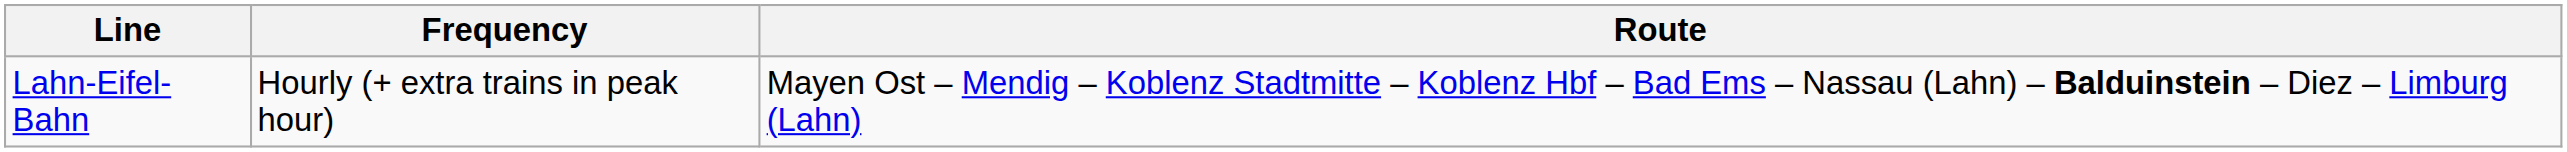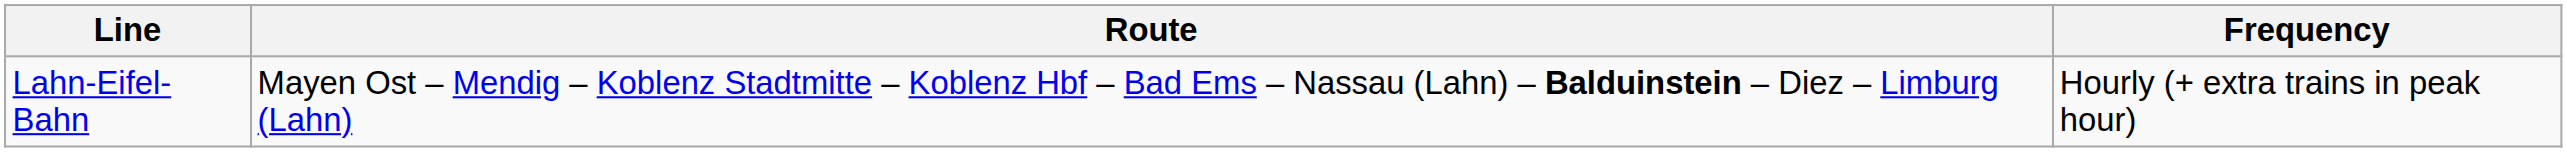columns swapped: (1660, 30) <-> (505, 30)
